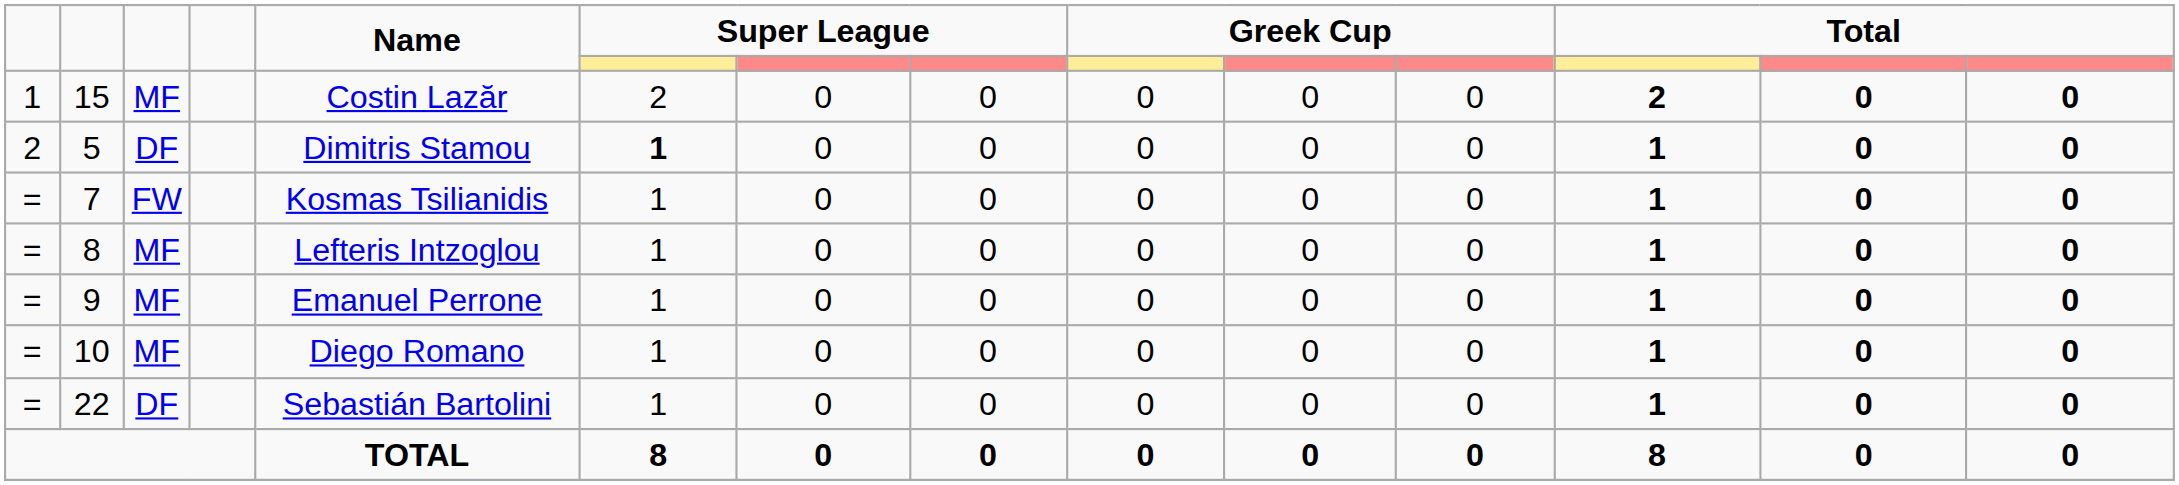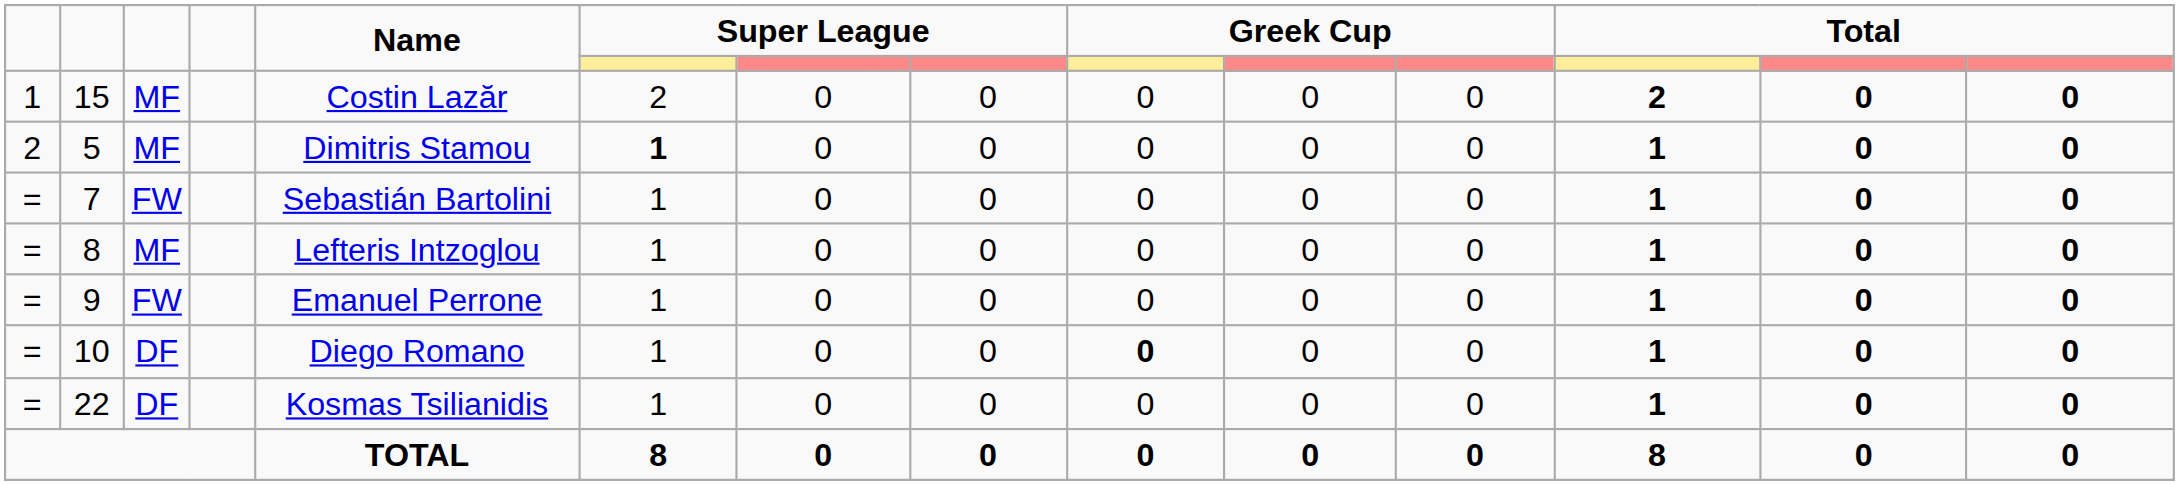(157, 148) DF -> (157, 148) MF
(417, 199) Kosmas Tsilianidis -> (417, 199) Sebastián Bartolini
(157, 301) MF -> (157, 301) FW
(157, 352) MF -> (157, 352) DF
(1145, 352) normal -> (1145, 352) bold
(417, 403) Sebastián Bartolini -> (417, 403) Kosmas Tsilianidis
